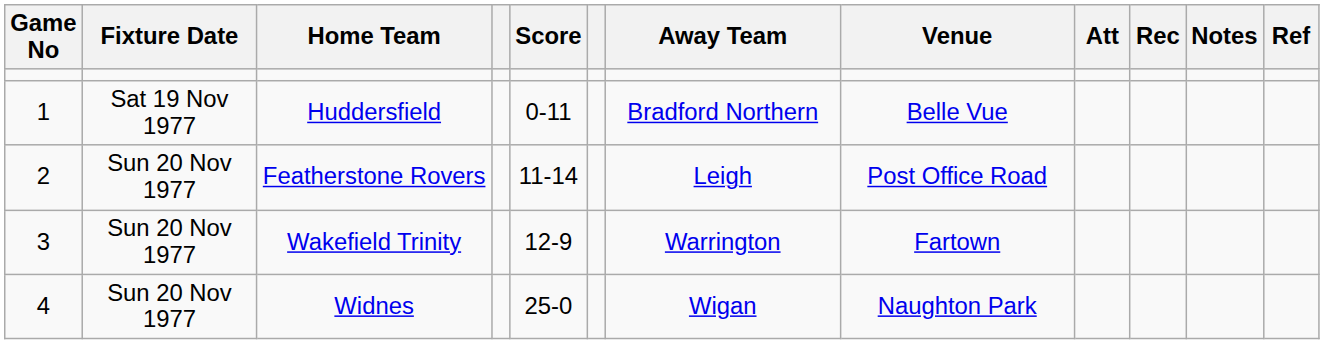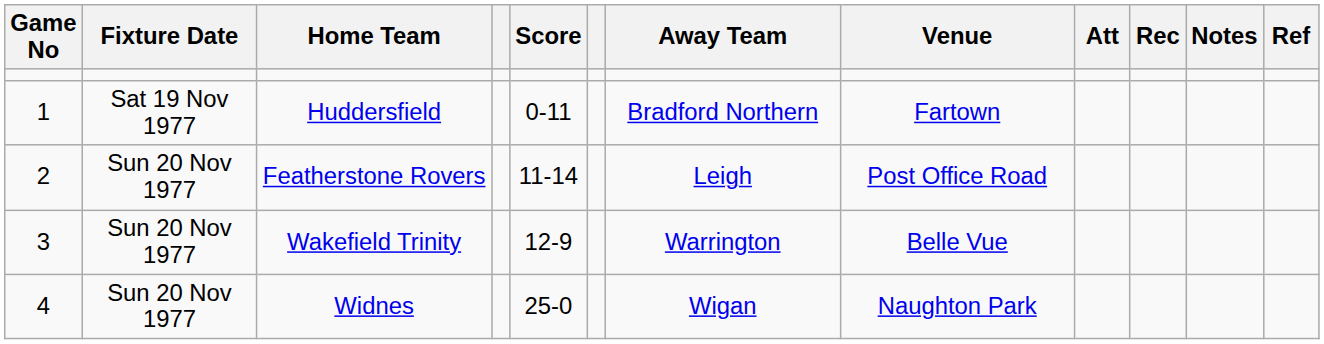(957, 112) Belle Vue -> (957, 112) Fartown
(957, 241) Fartown -> (957, 241) Belle Vue
